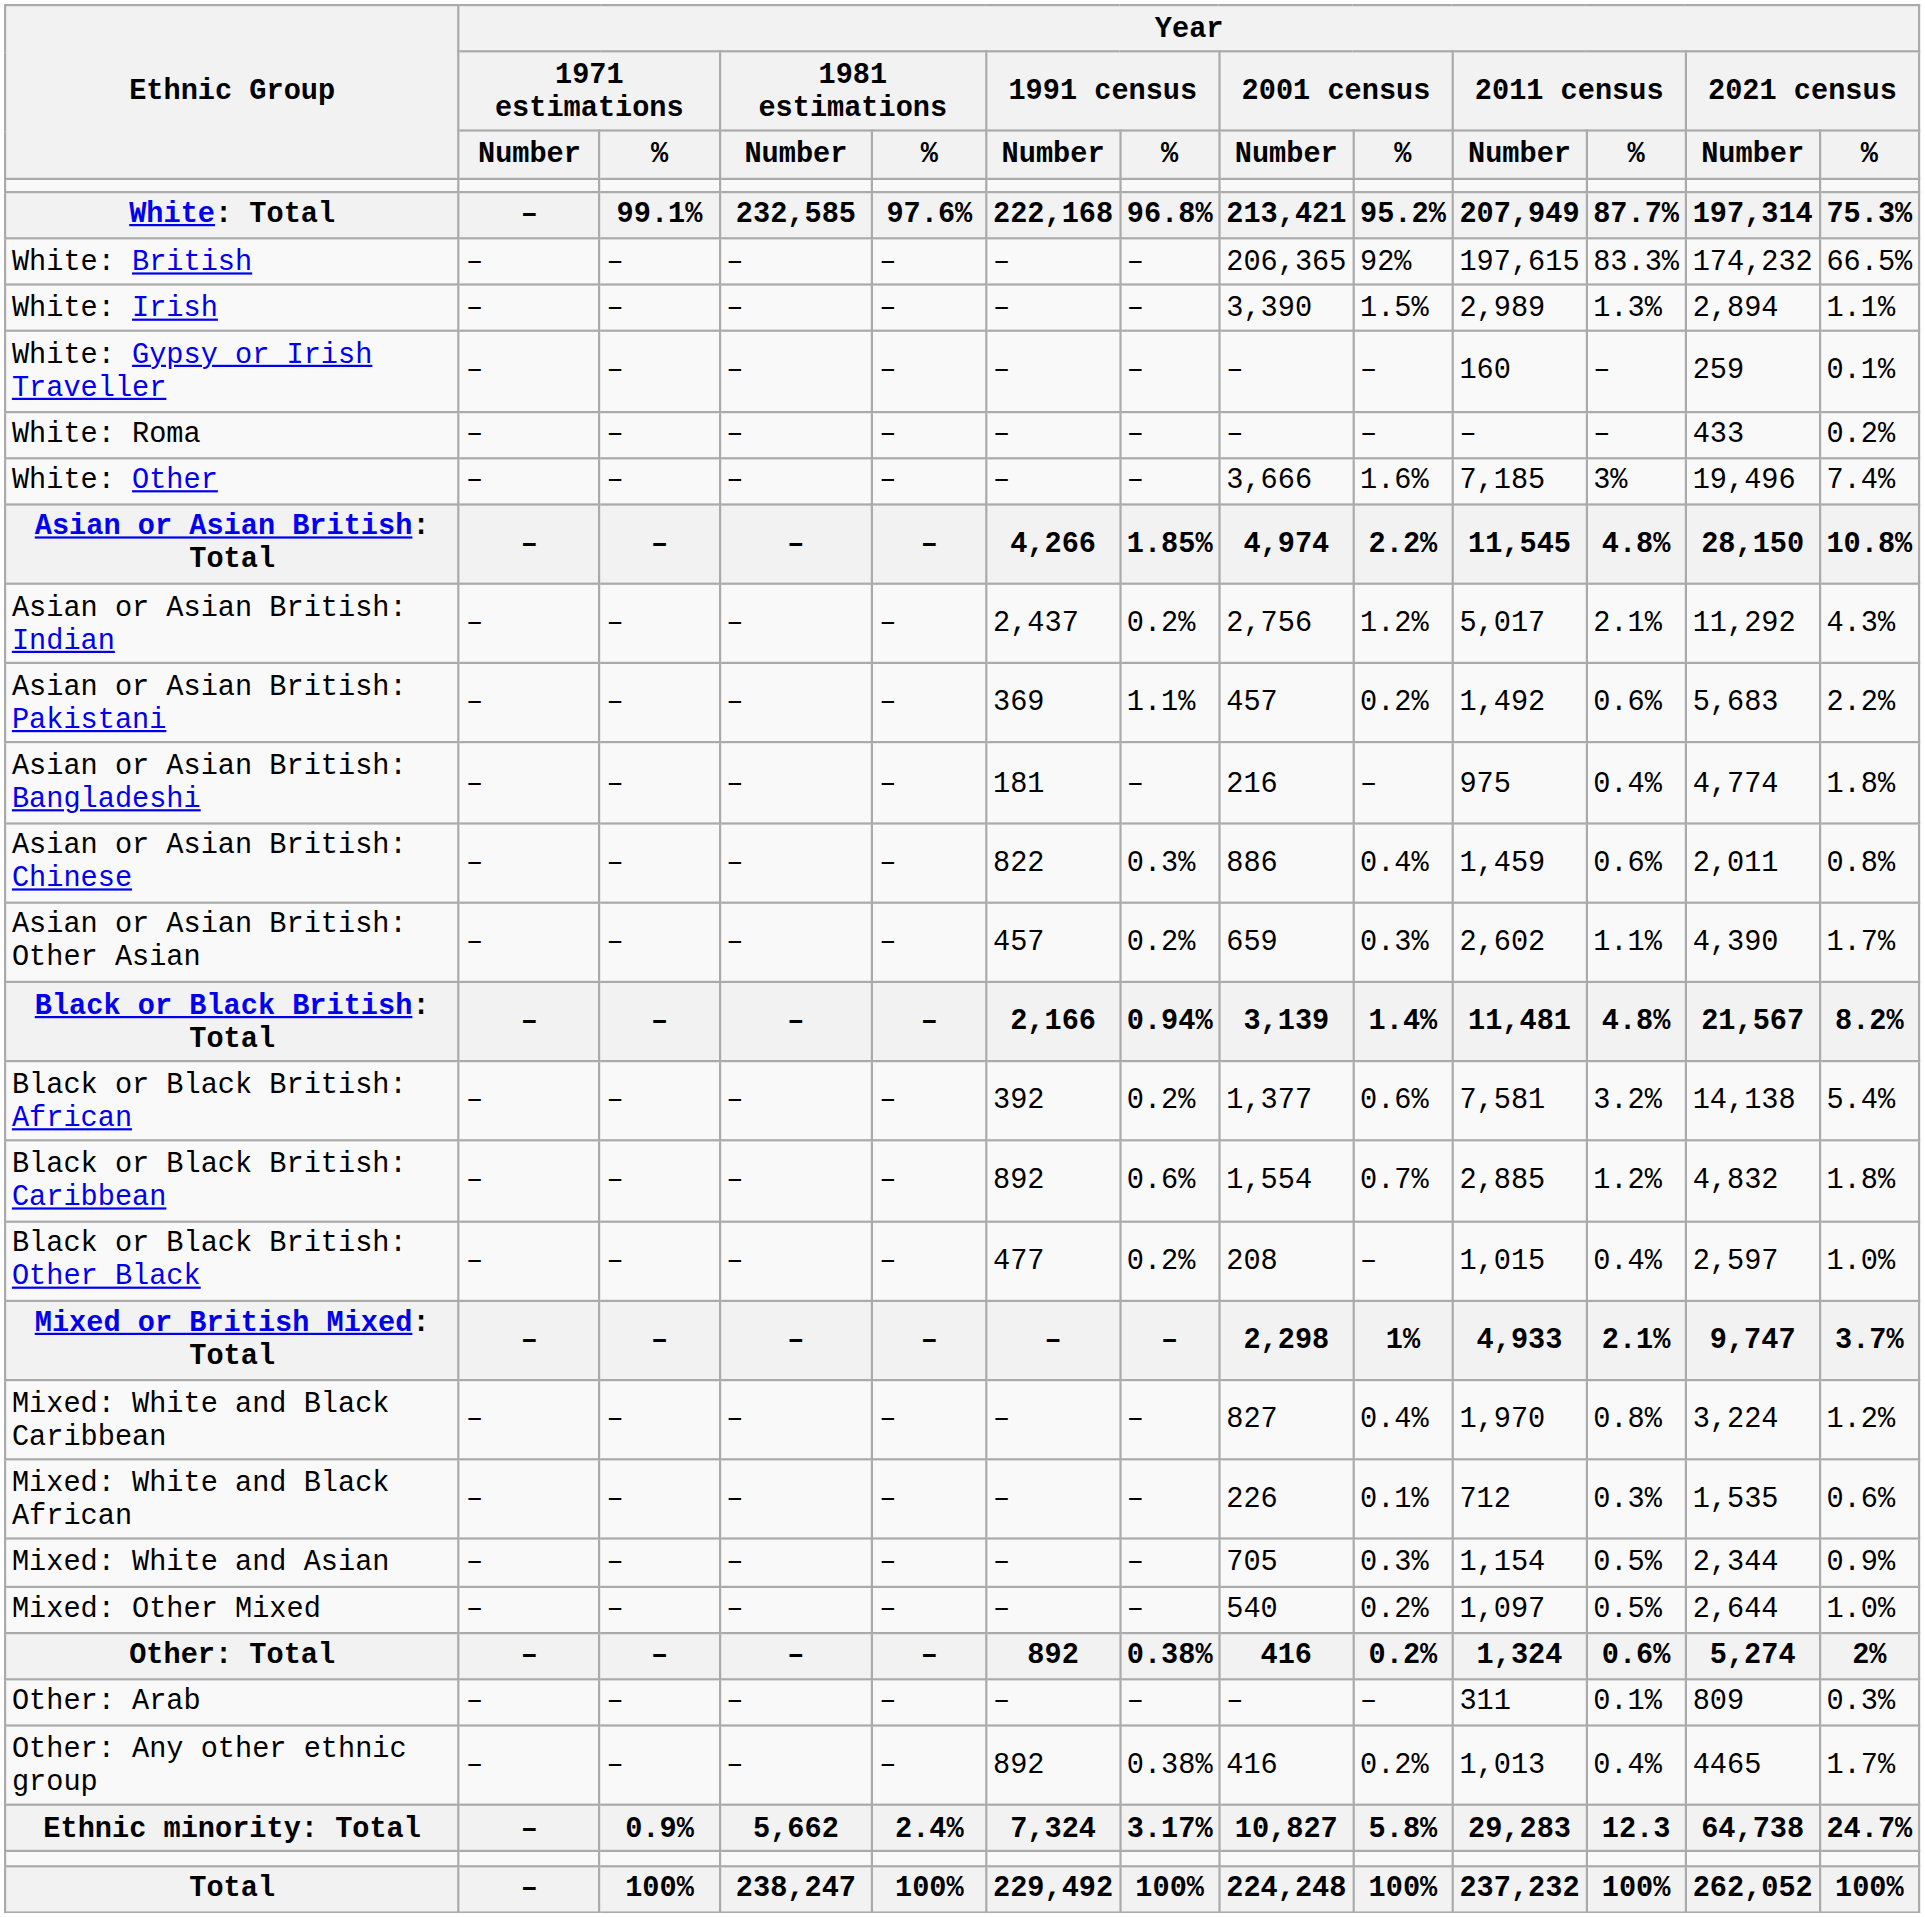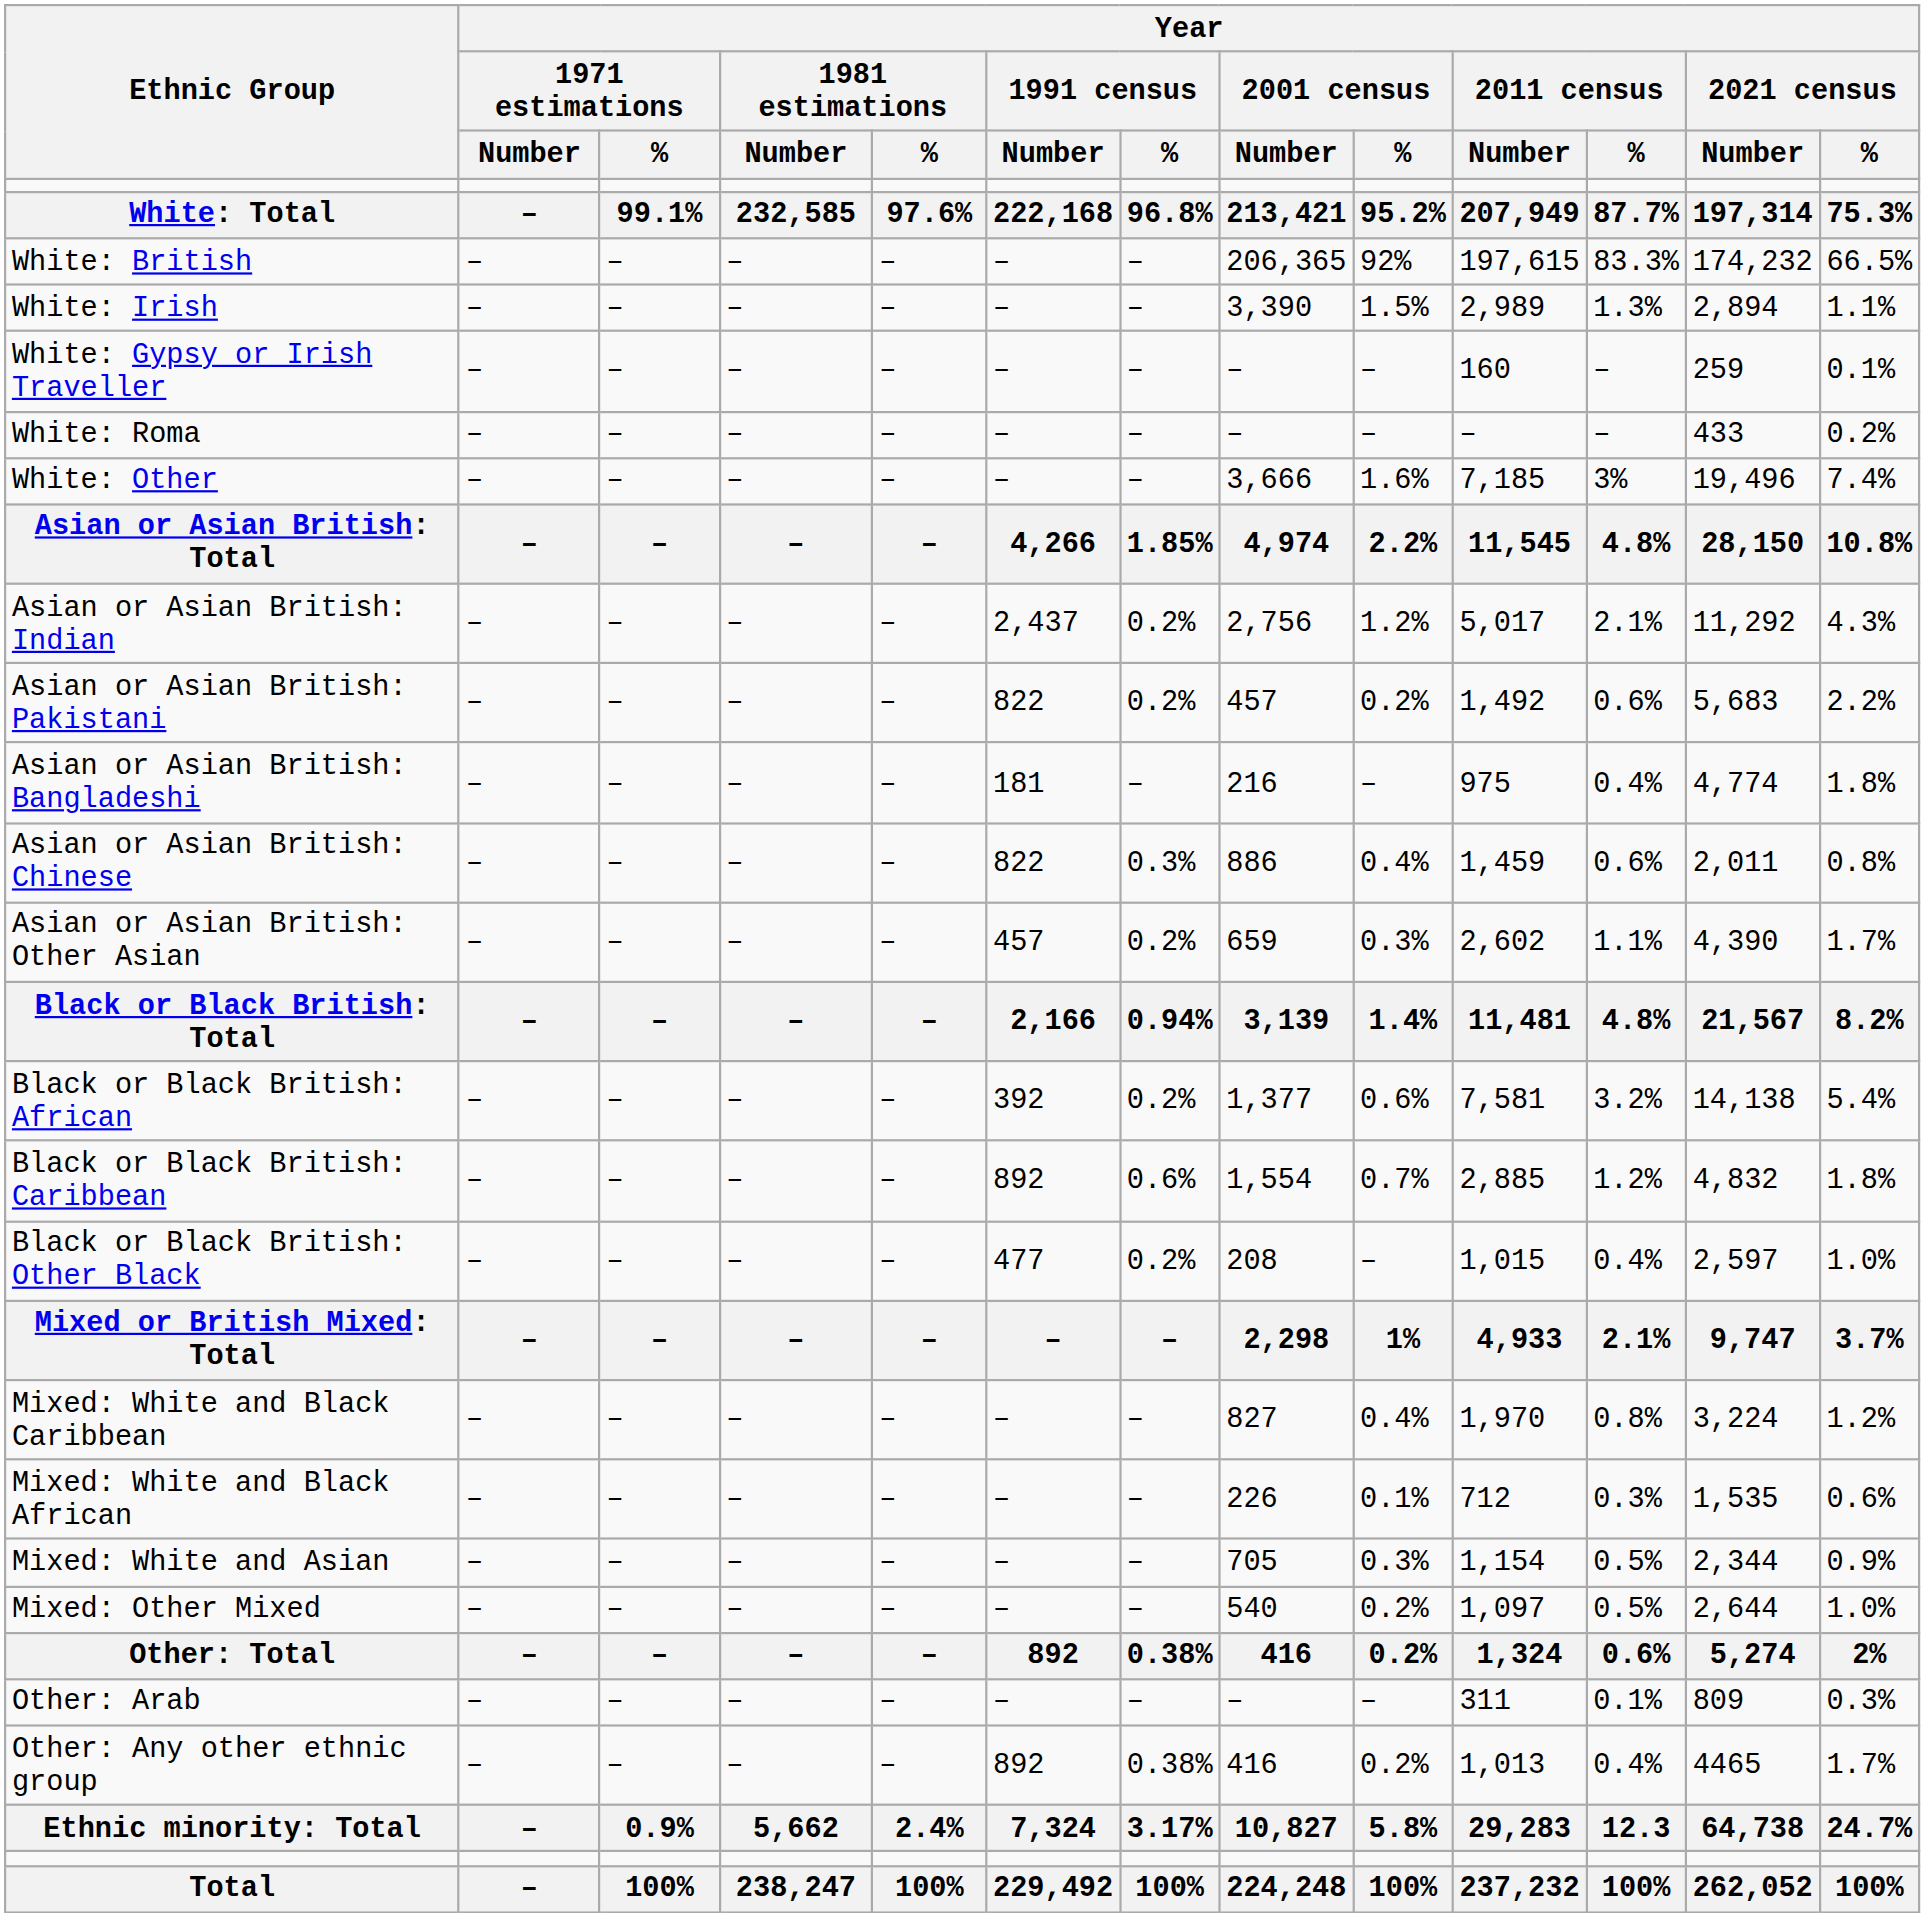(1019, 703) 369 -> (1019, 703) 822
(1161, 703) 1.1% -> (1161, 703) 0.2%
